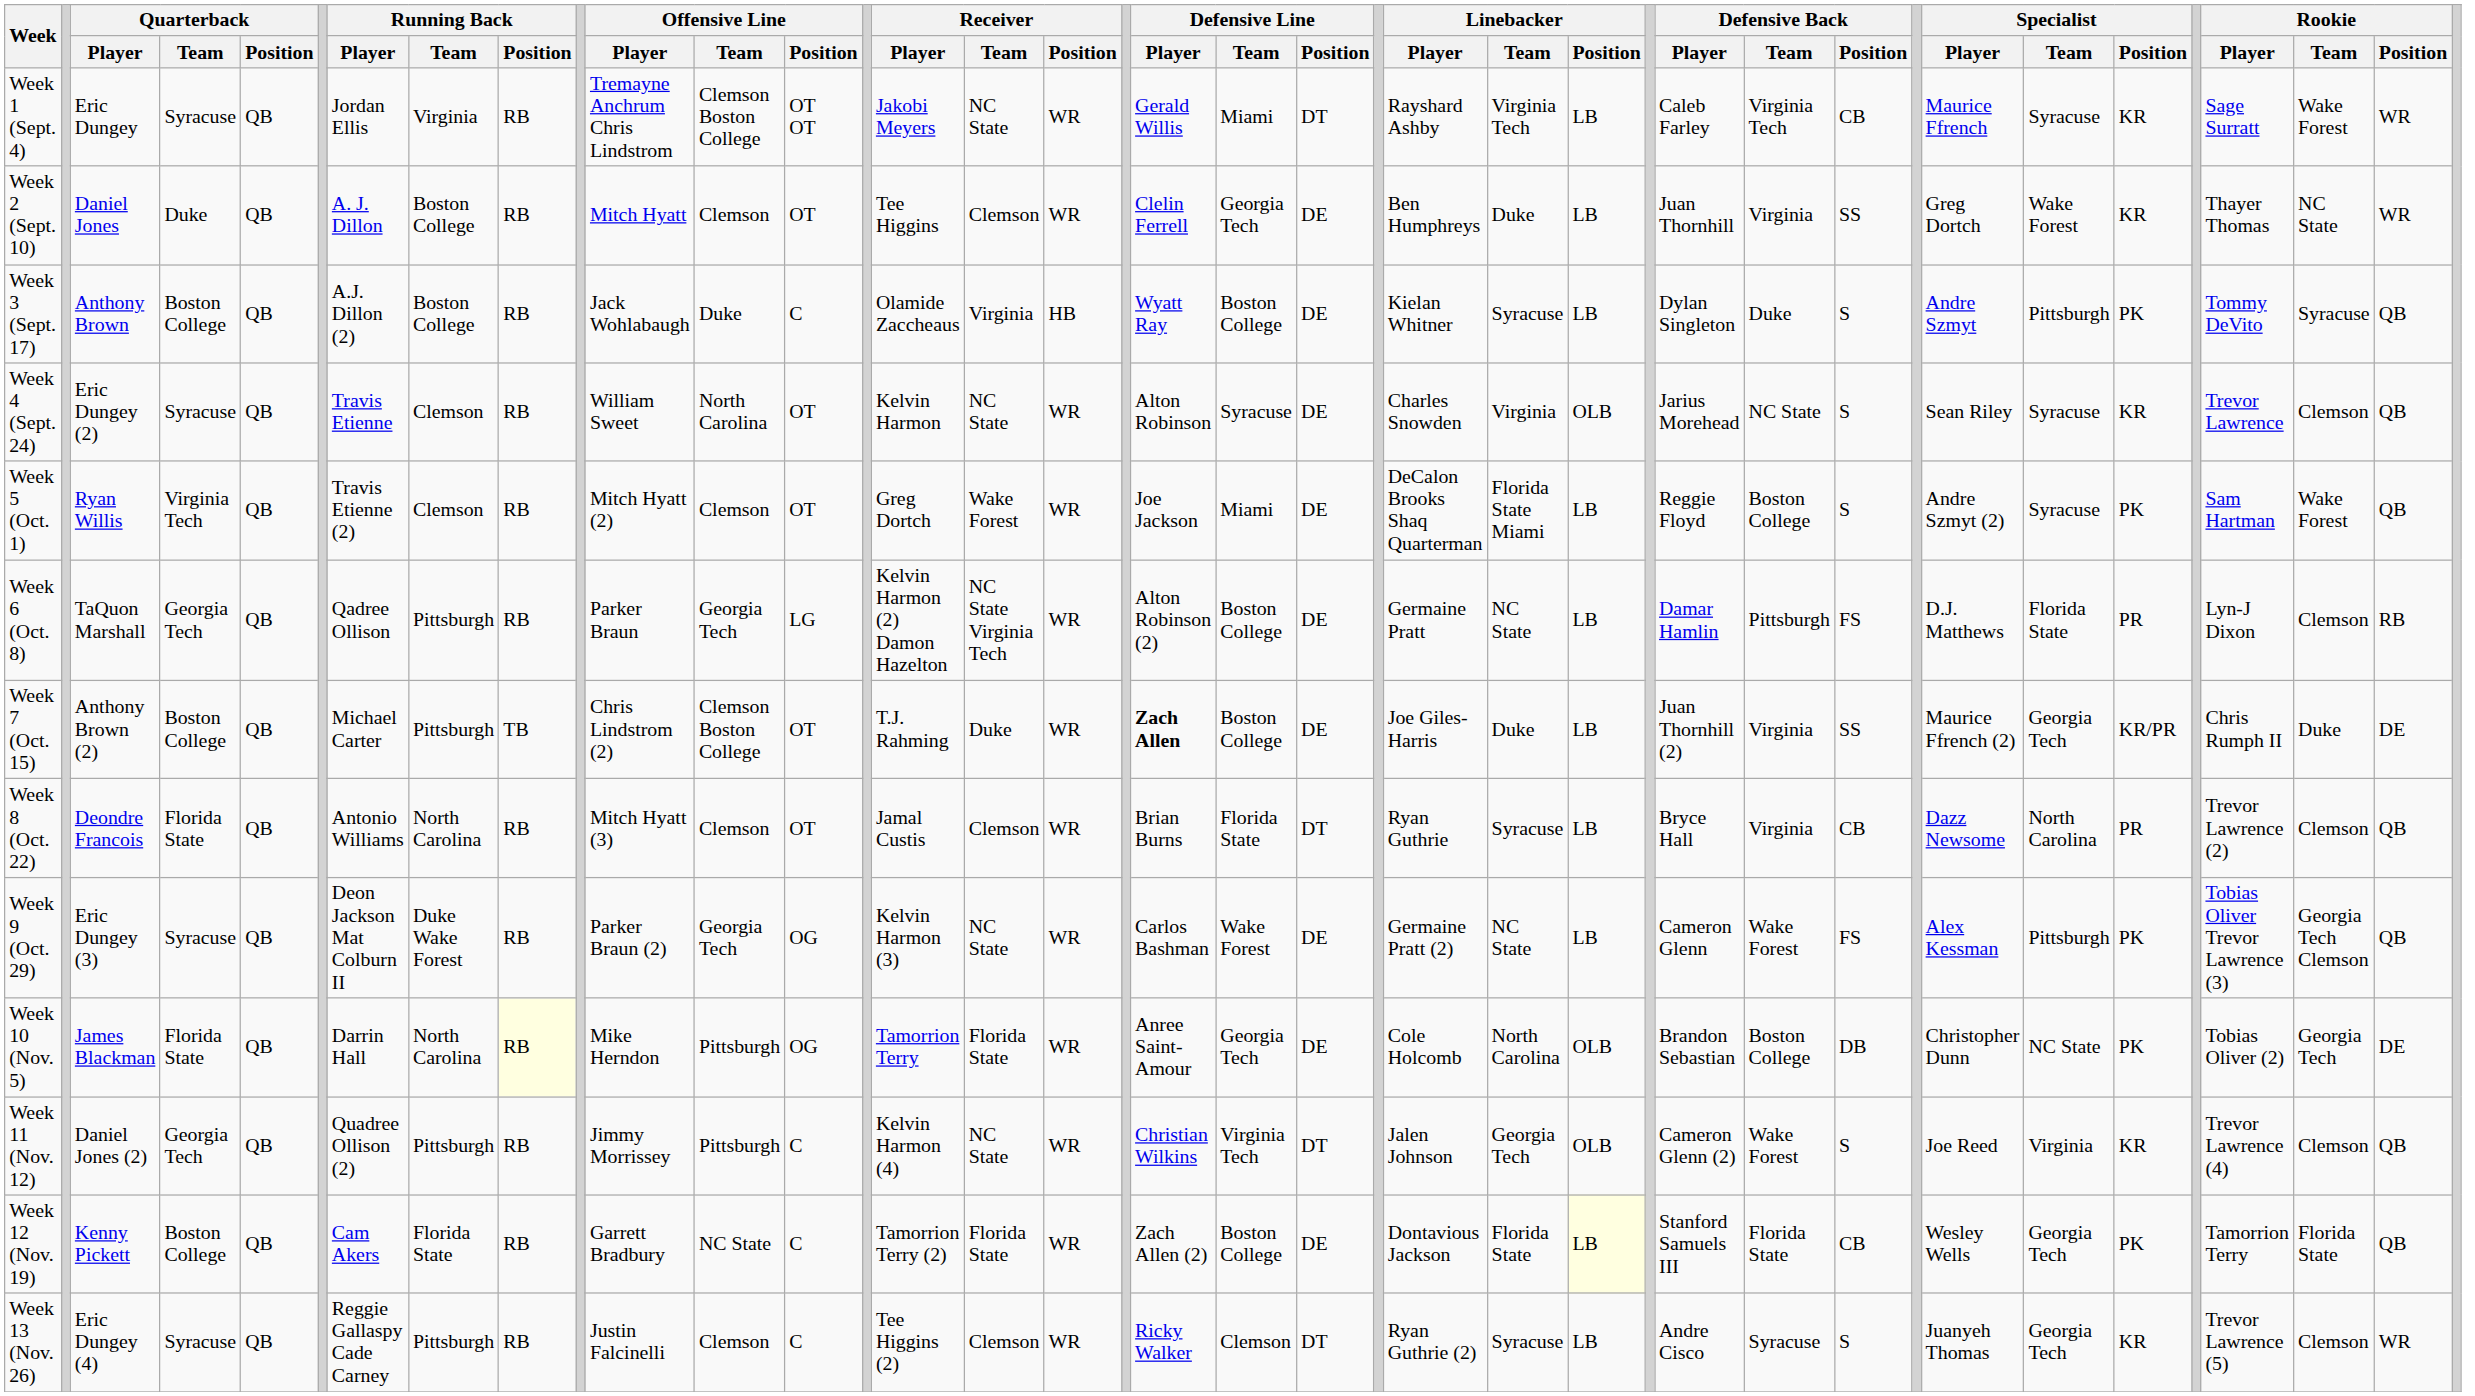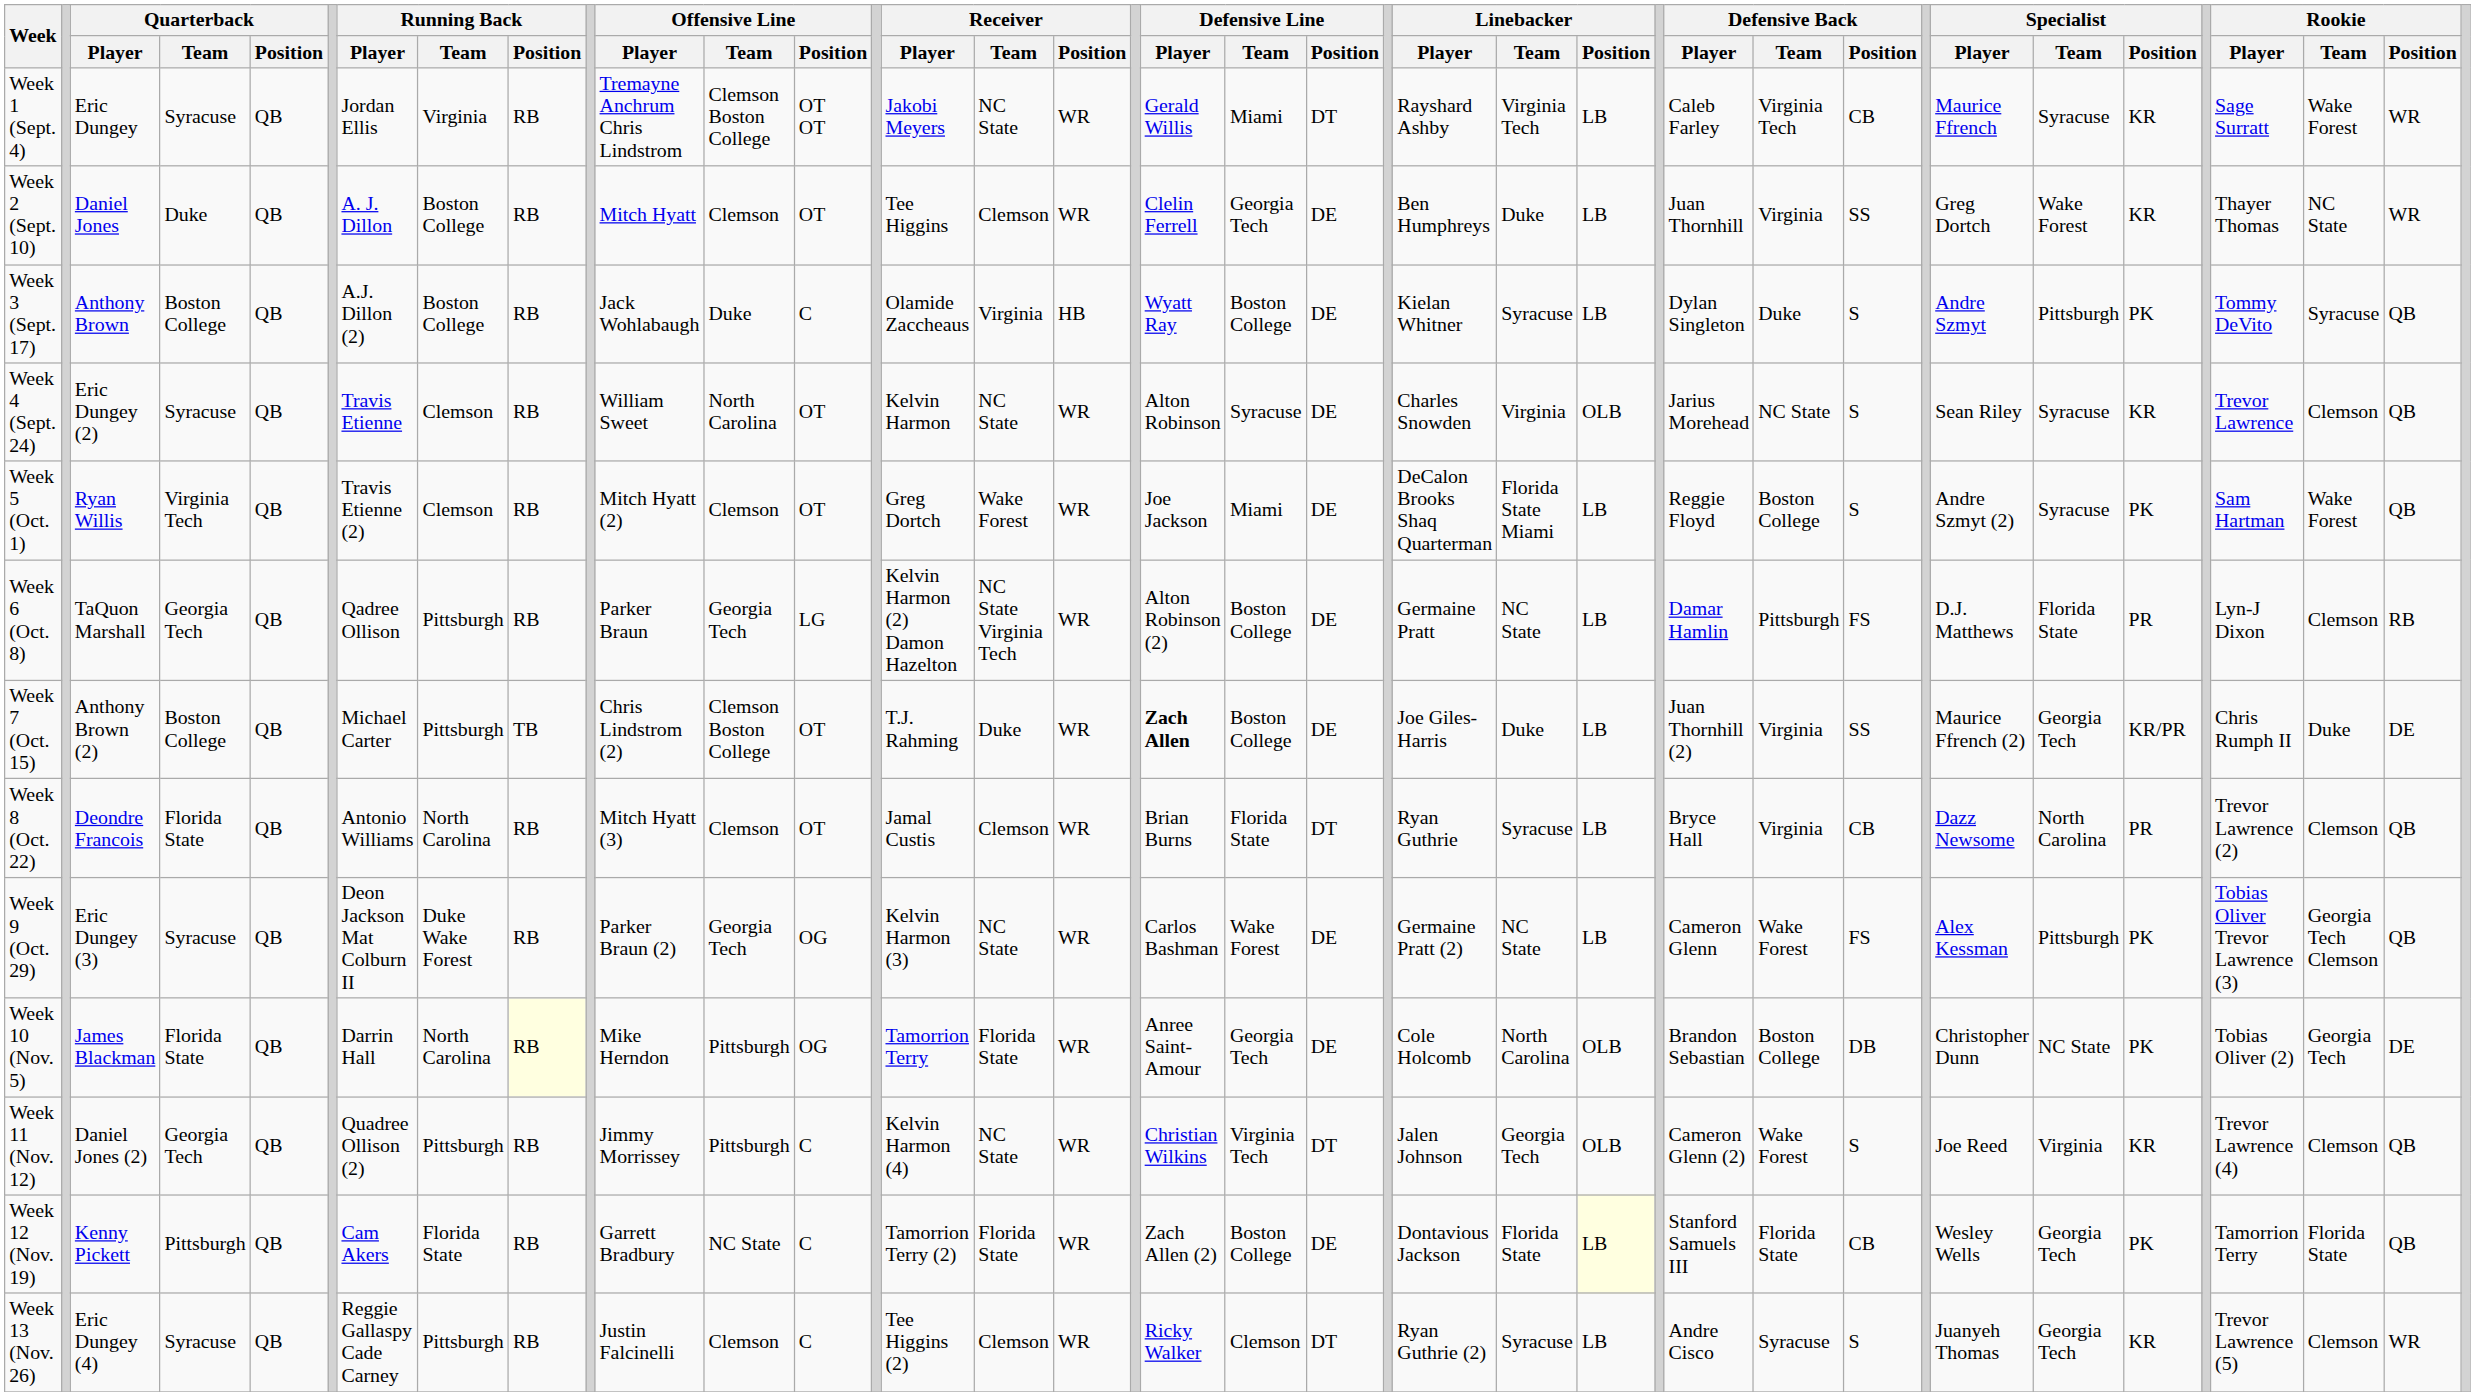(195, 1243) Boston College -> (205, 1243) Pittsburgh
